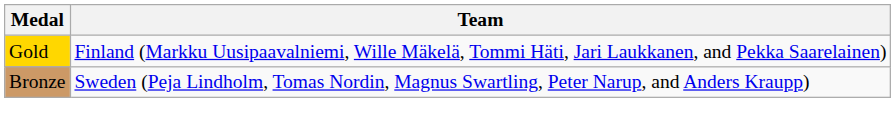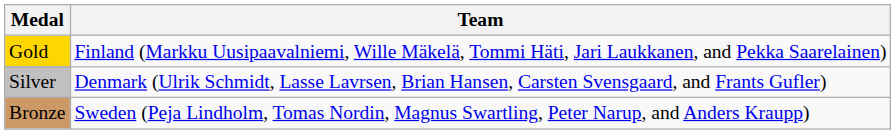+ row: (32, 81)
